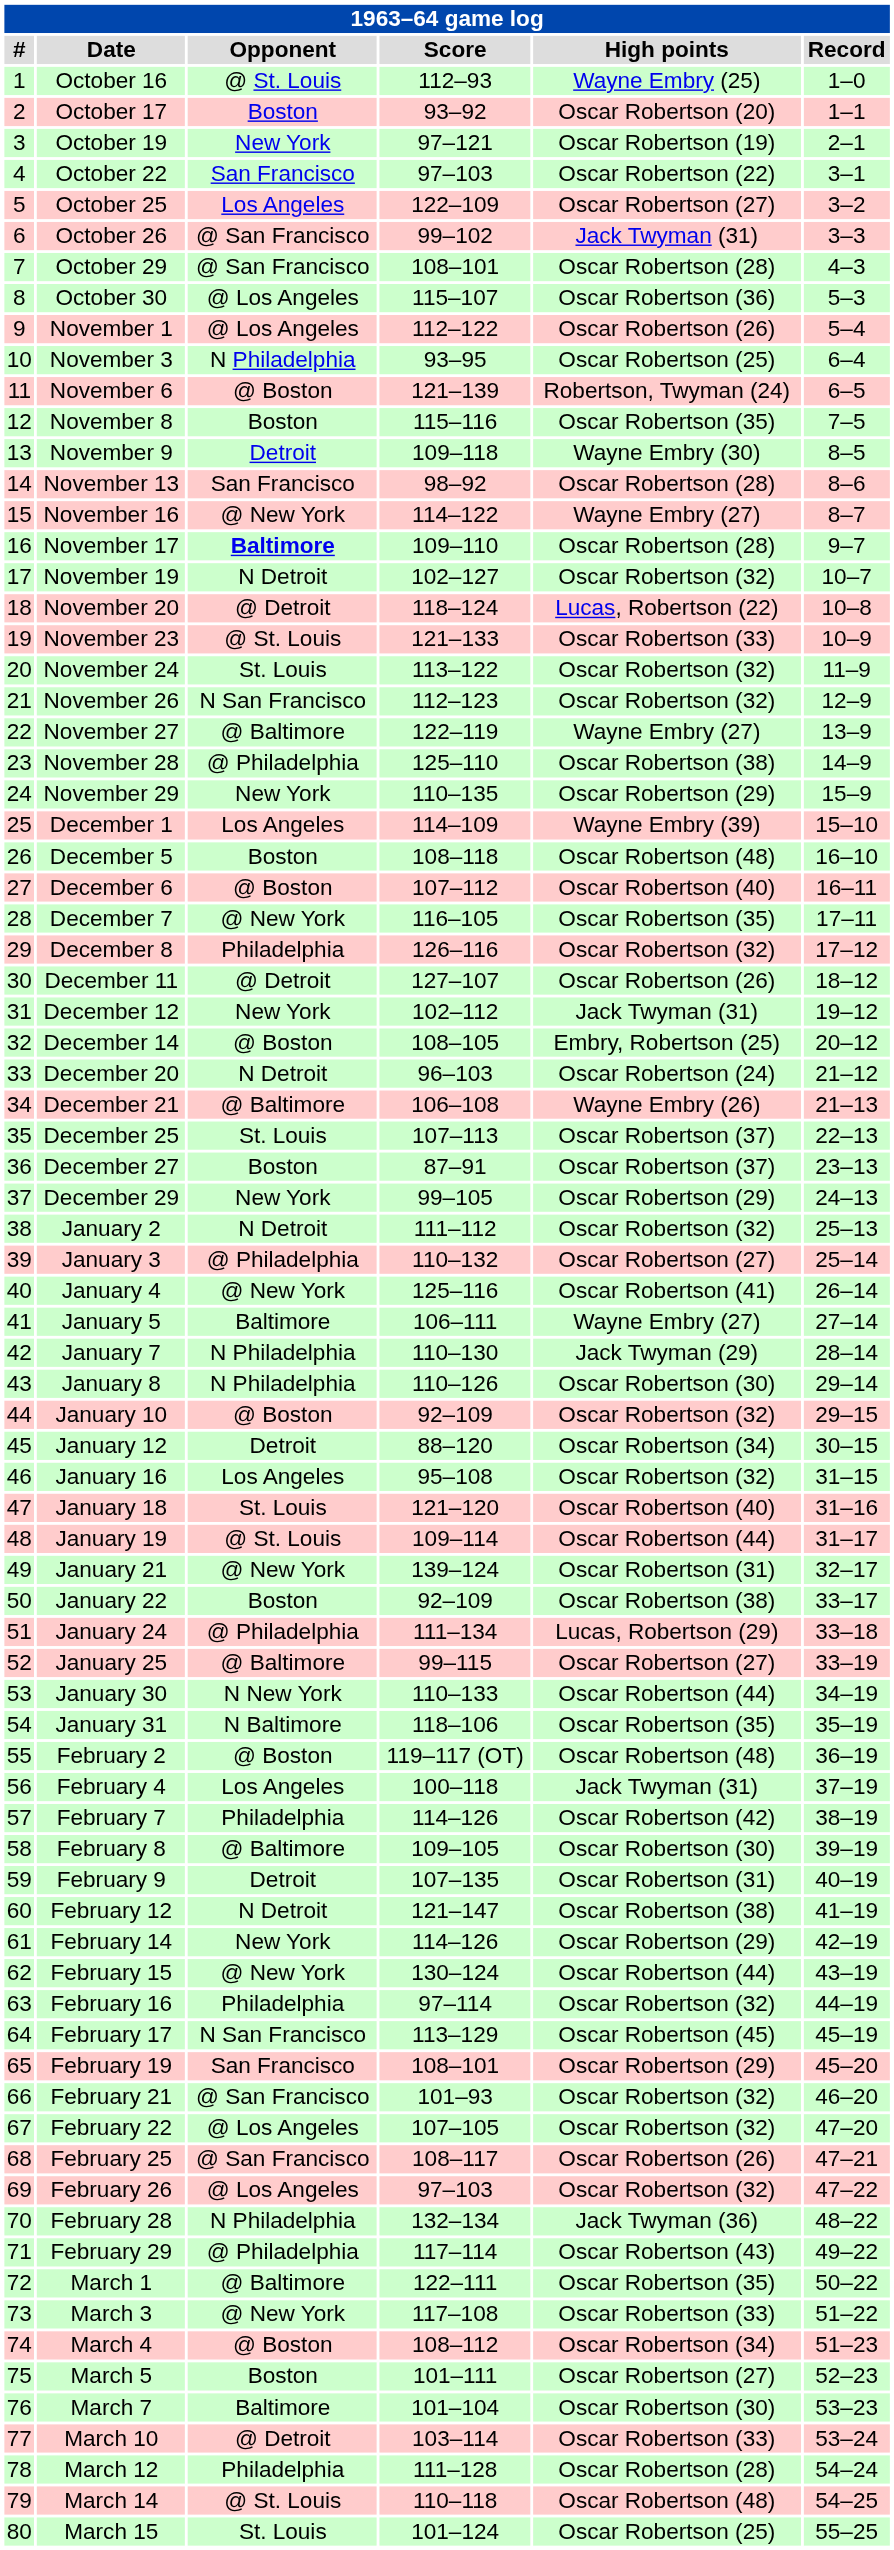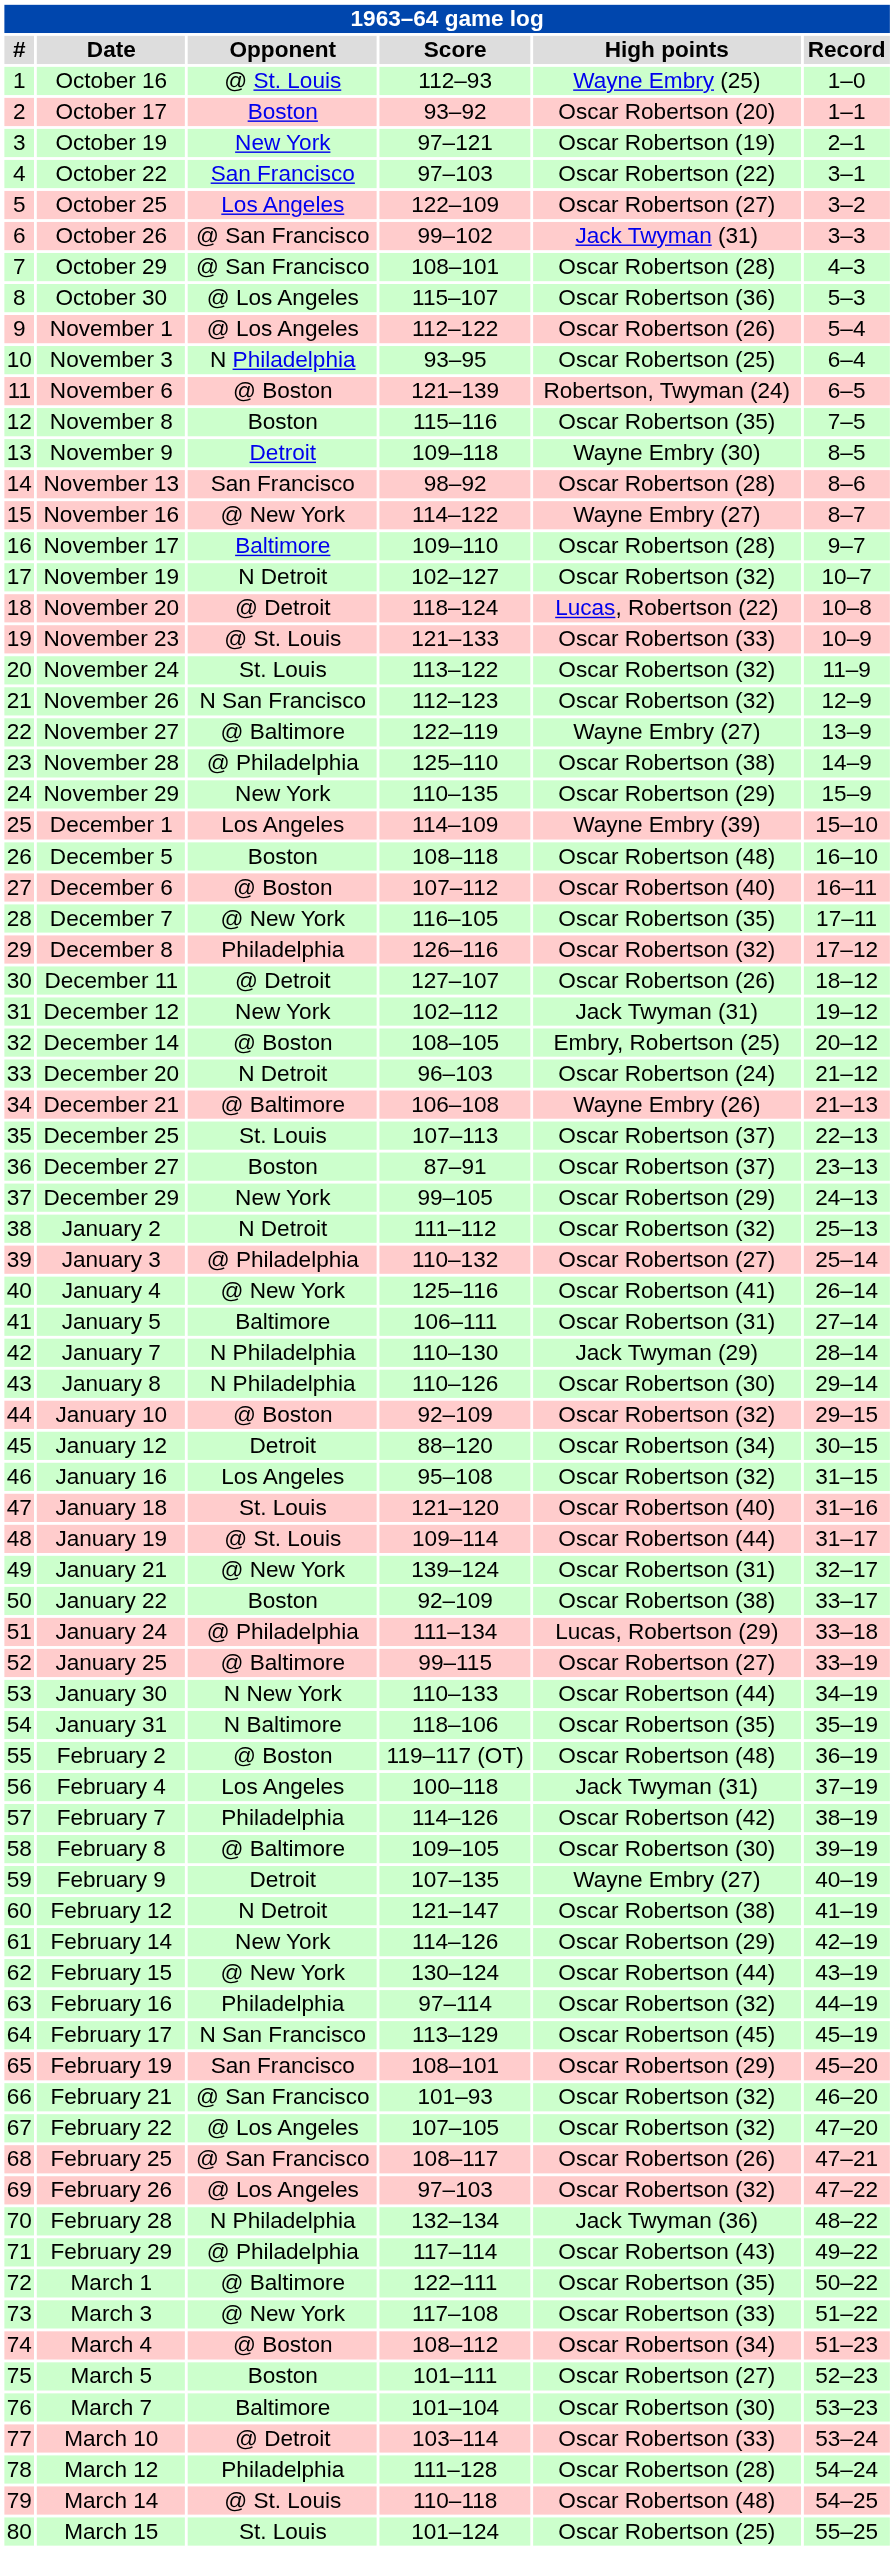(283, 546) bold -> (283, 546) normal
(667, 1321) Wayne Embry (27) -> (667, 1321) Oscar Robertson (31)
(667, 1879) Oscar Robertson (31) -> (667, 1879) Wayne Embry (27)
